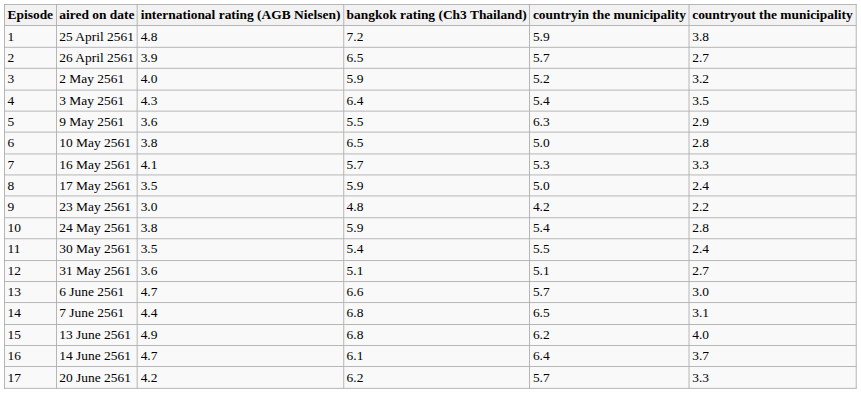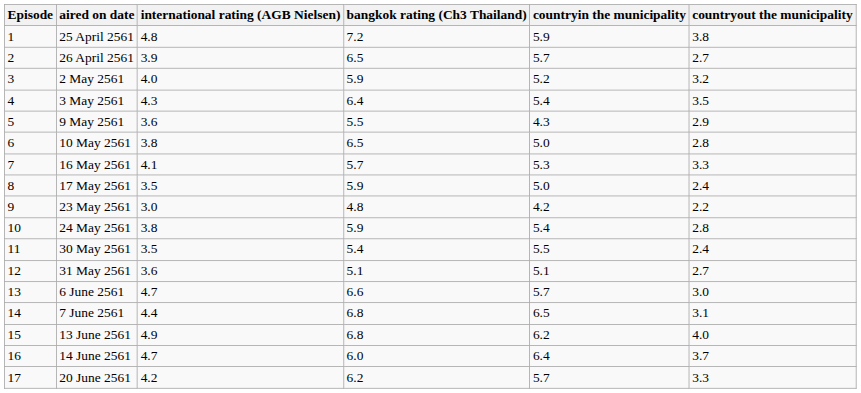(541, 121) 6.3 -> (541, 121) 4.3
(355, 356) 6.1 -> (355, 356) 6.0
